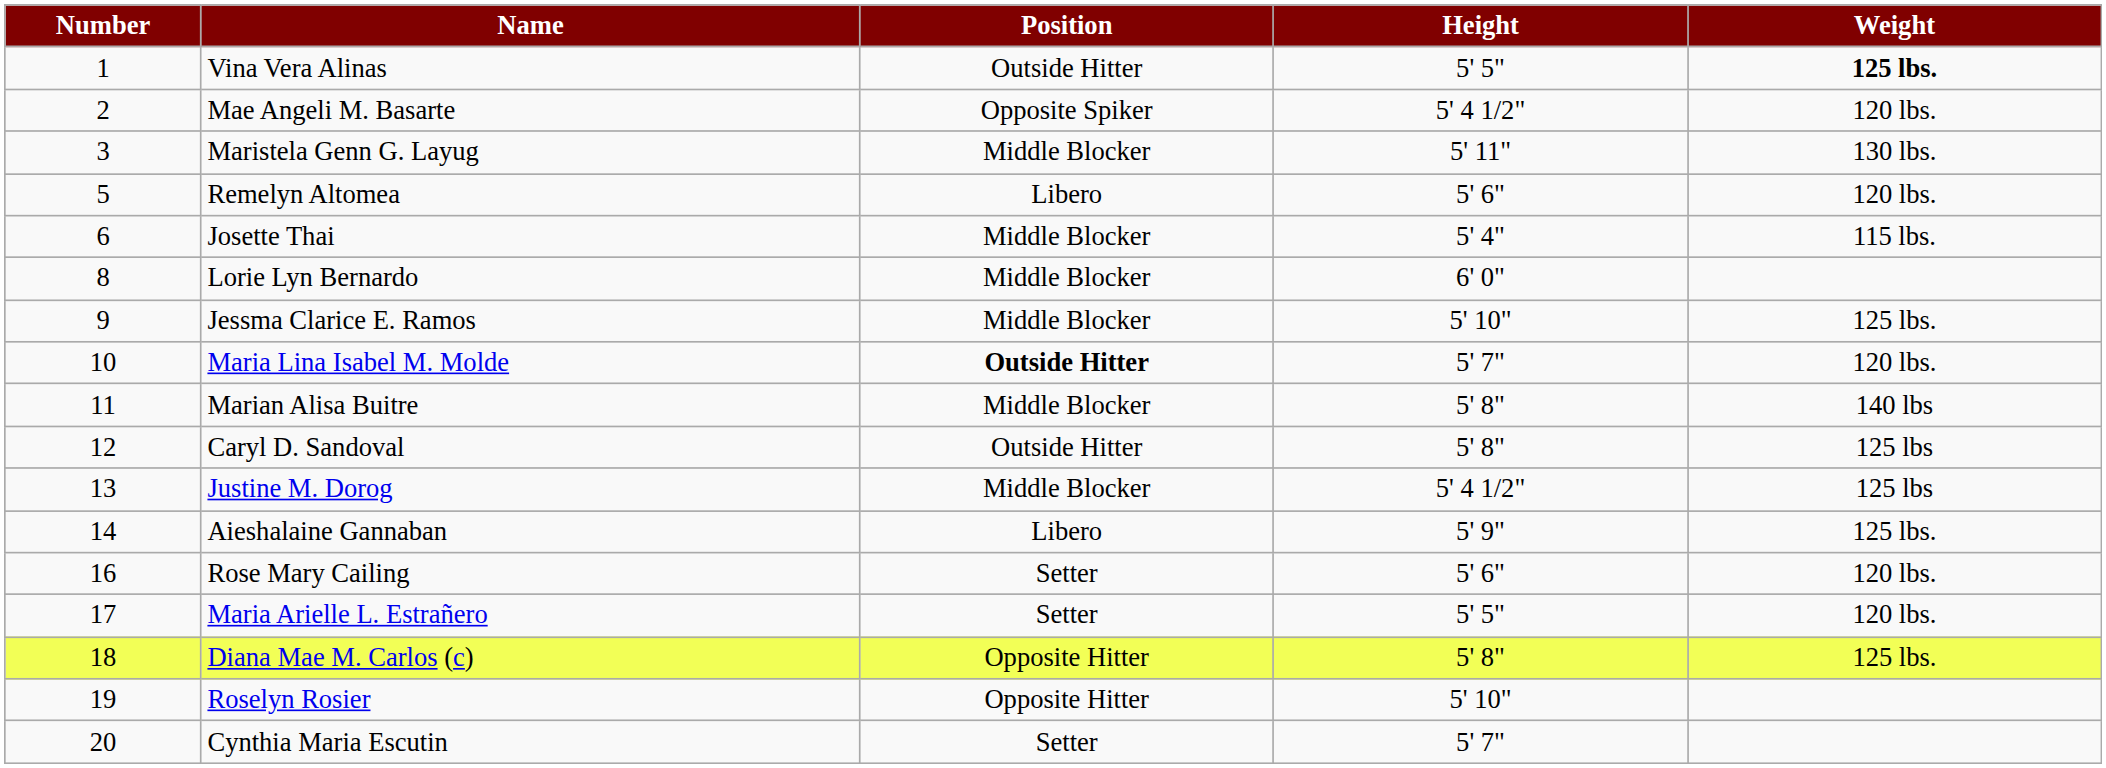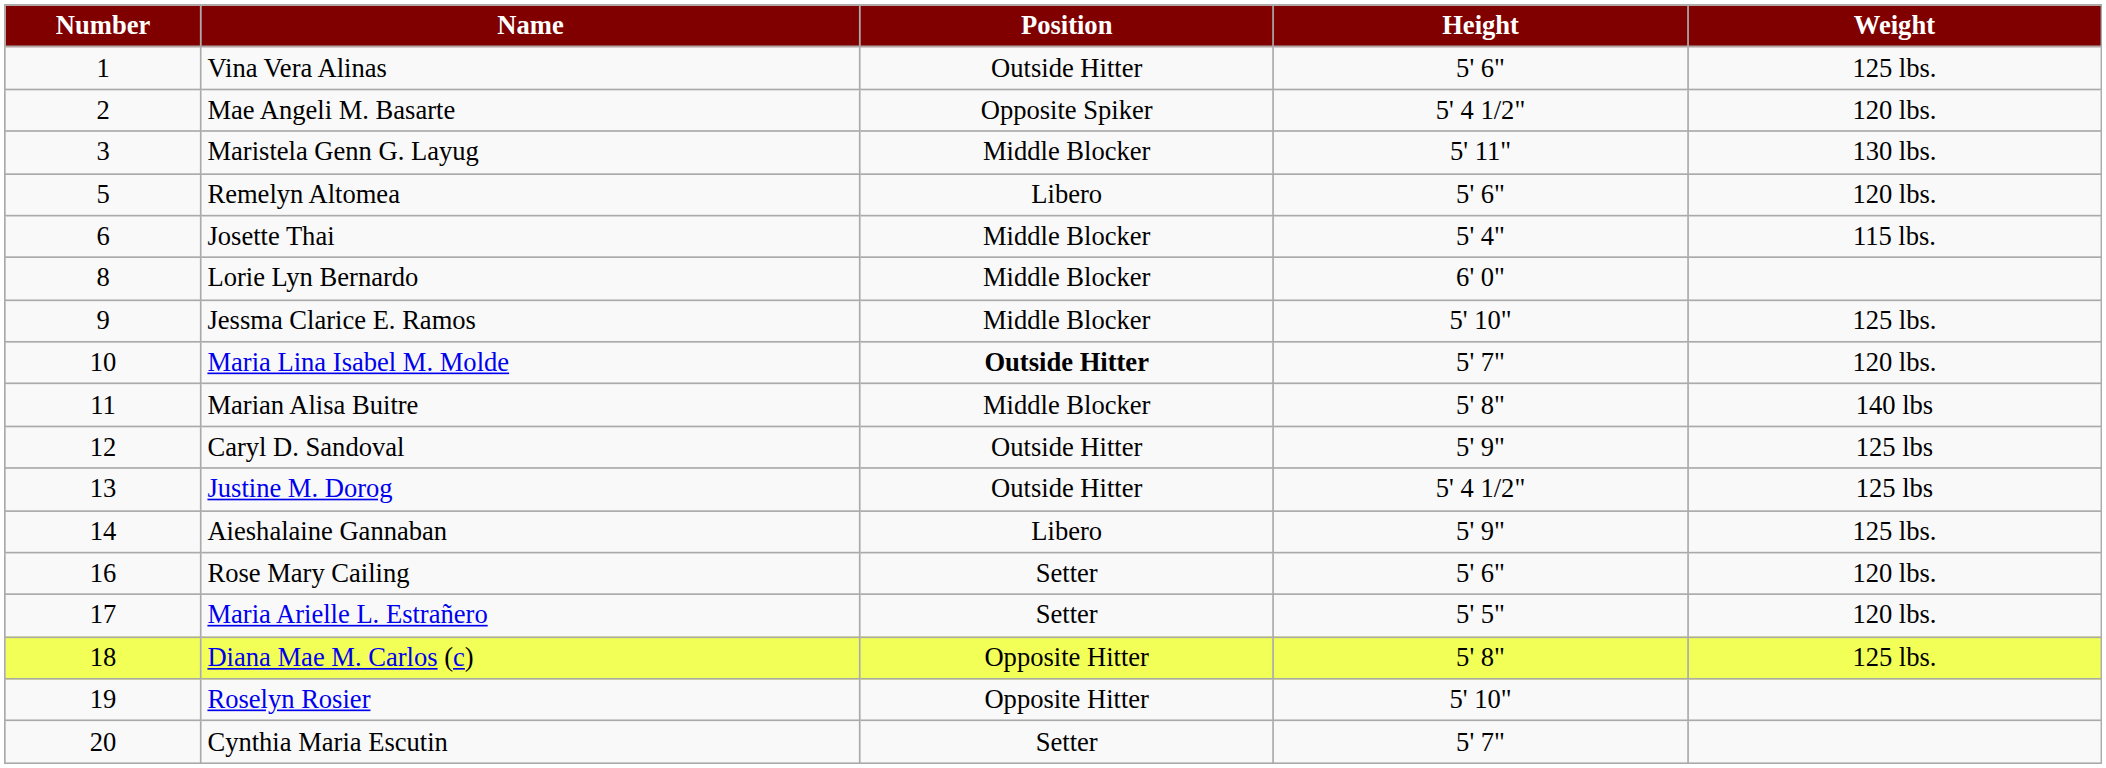(1481, 67) 5' 5" -> (1481, 67) 5' 6"
(1894, 67) bold -> (1894, 67) normal
(1481, 446) 5' 8" -> (1481, 446) 5' 9"
(1067, 488) Middle Blocker -> (1067, 488) Outside Hitter
